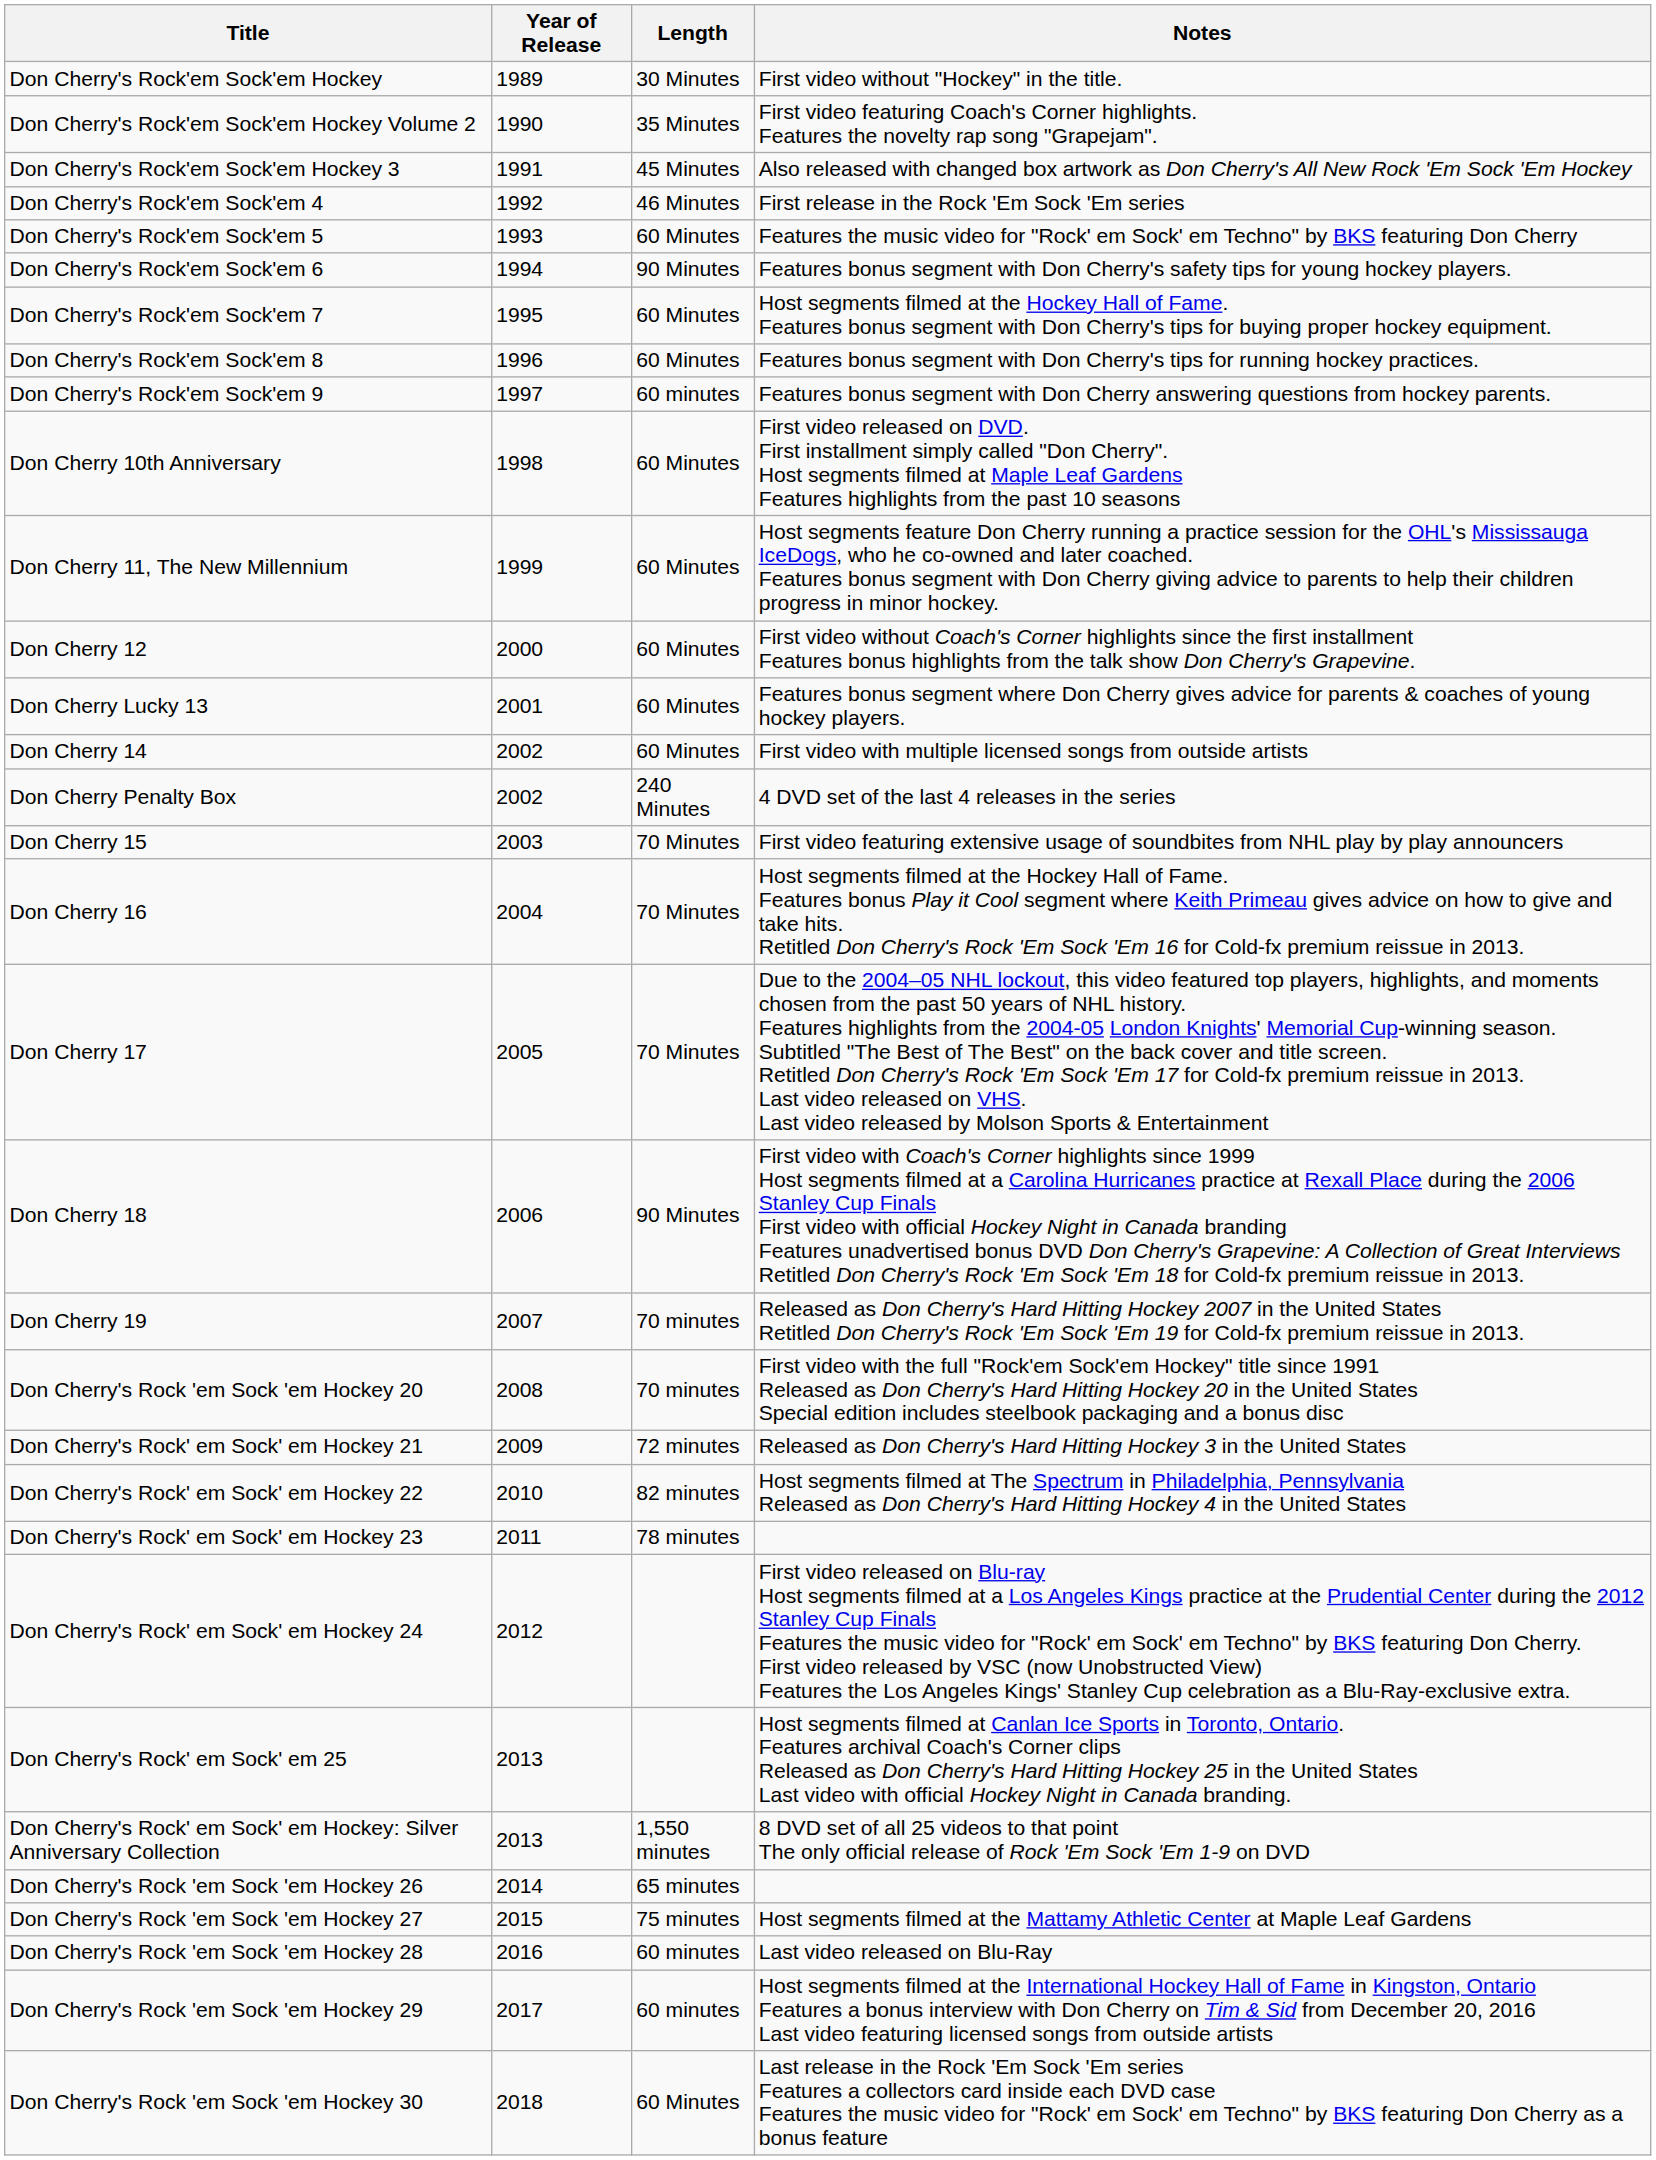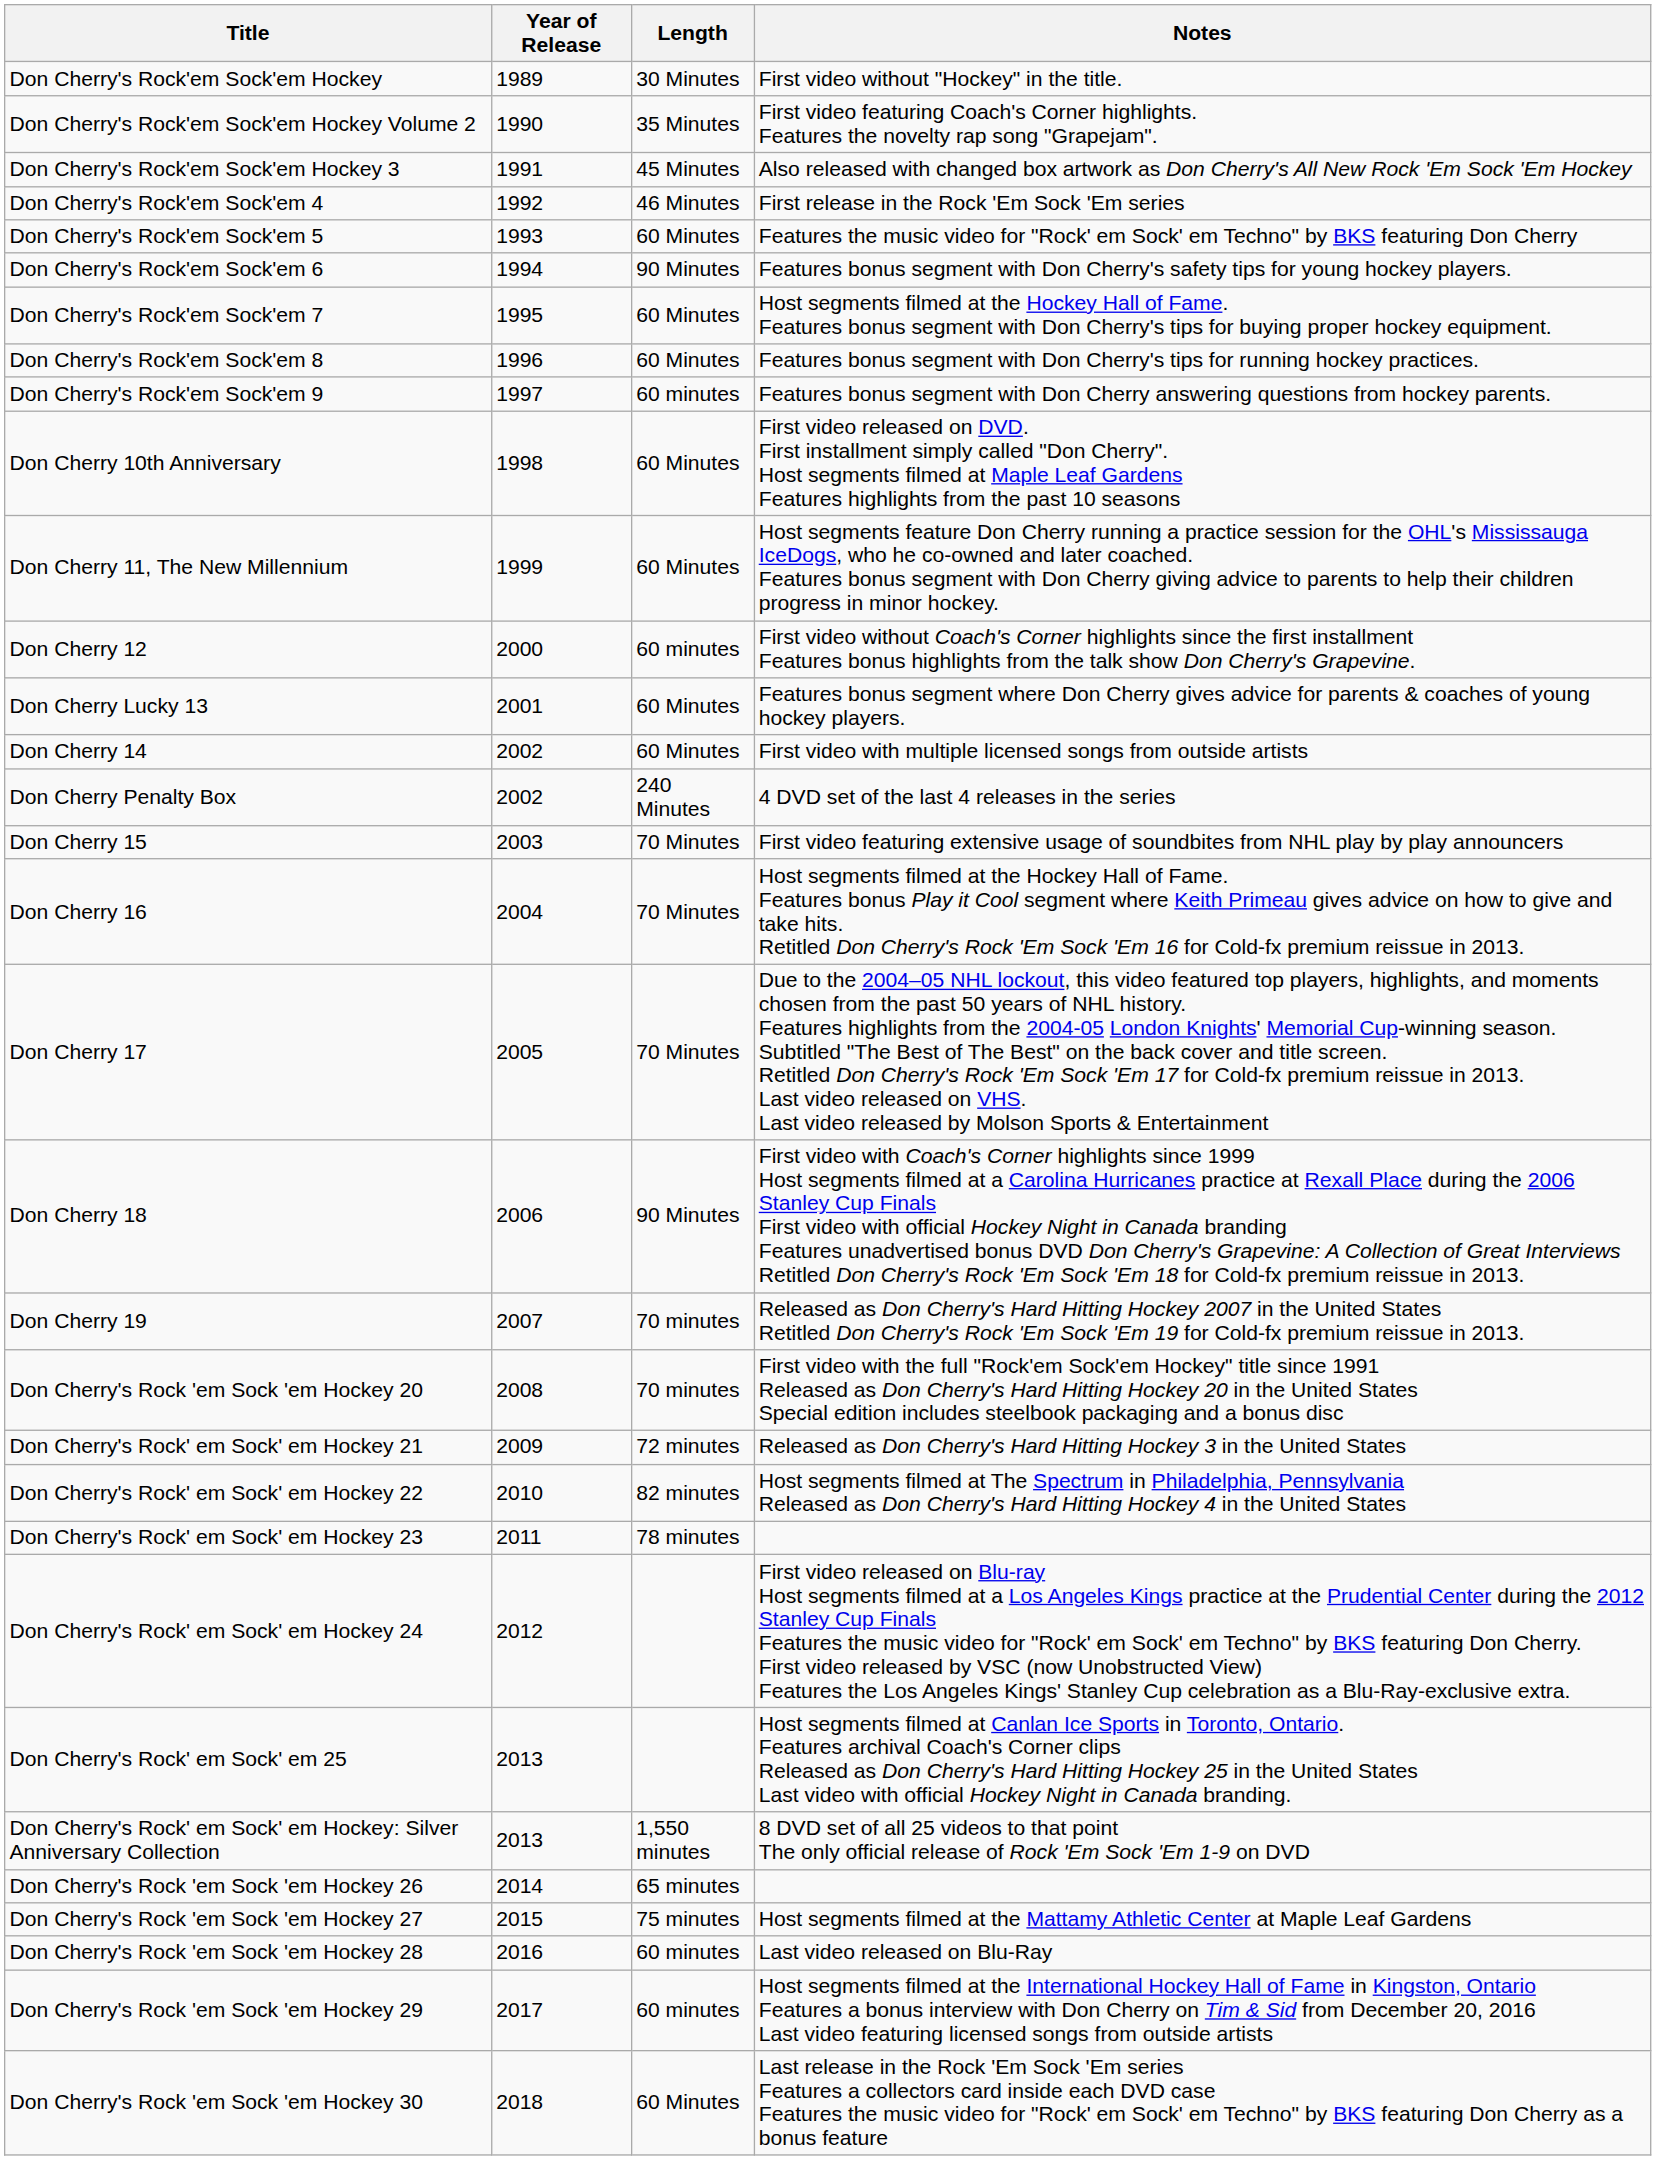(688, 648) 60 Minutes -> (688, 648) 60 minutes
